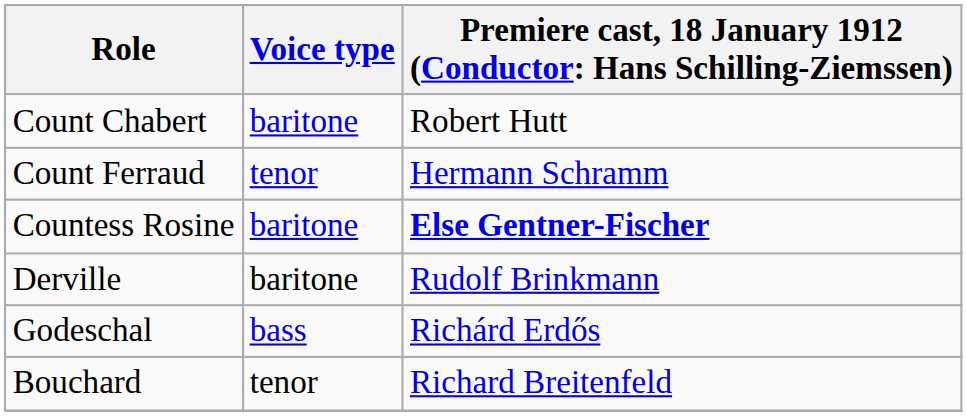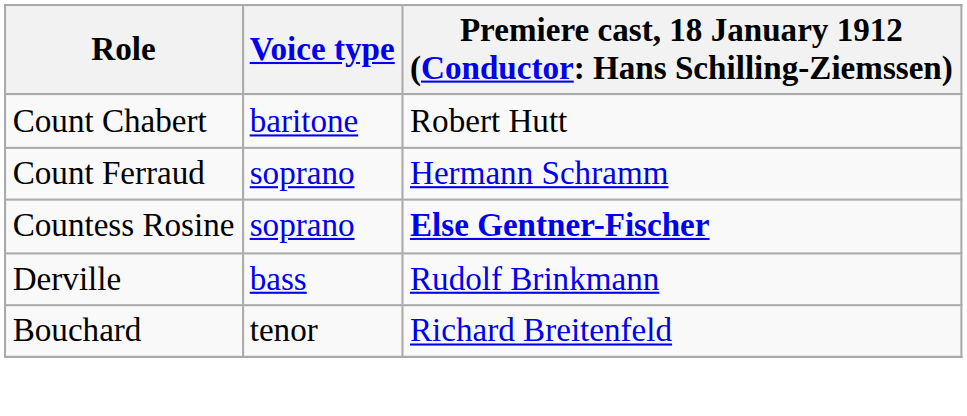(284, 173) tenor -> (302, 173) soprano
(304, 225) baritone -> (302, 225) soprano
(304, 278) baritone -> (278, 278) bass
- row: (83, 330)
